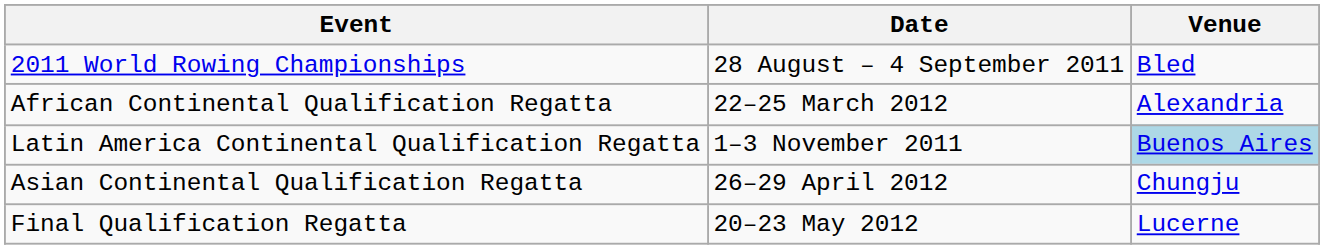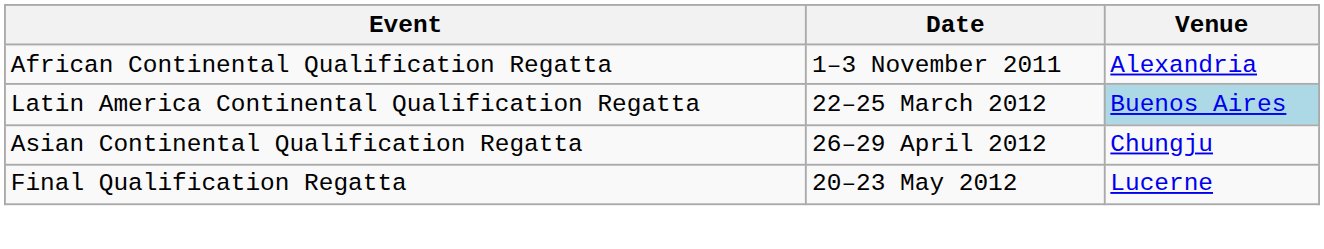- row: (238, 65)
(831, 105) 22–25 March 2012 -> (937, 65) 1–3 November 2011
(838, 144) 1–3 November 2011 -> (929, 105) 22–25 March 2012
